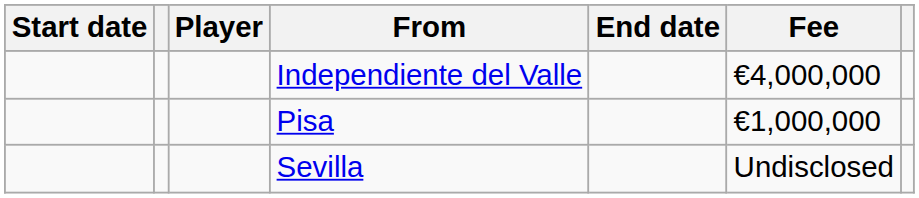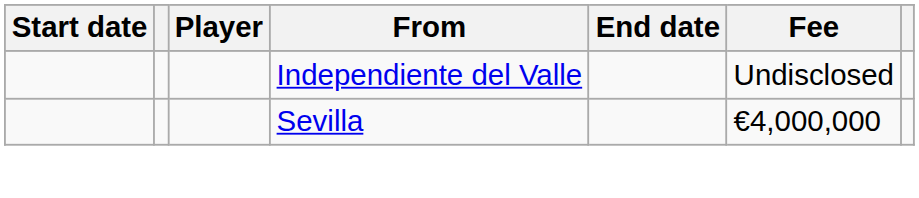(807, 74) €4,000,000 -> (814, 74) Undisclosed
- row: (305, 121)
(814, 167) Undisclosed -> (807, 121) €4,000,000
